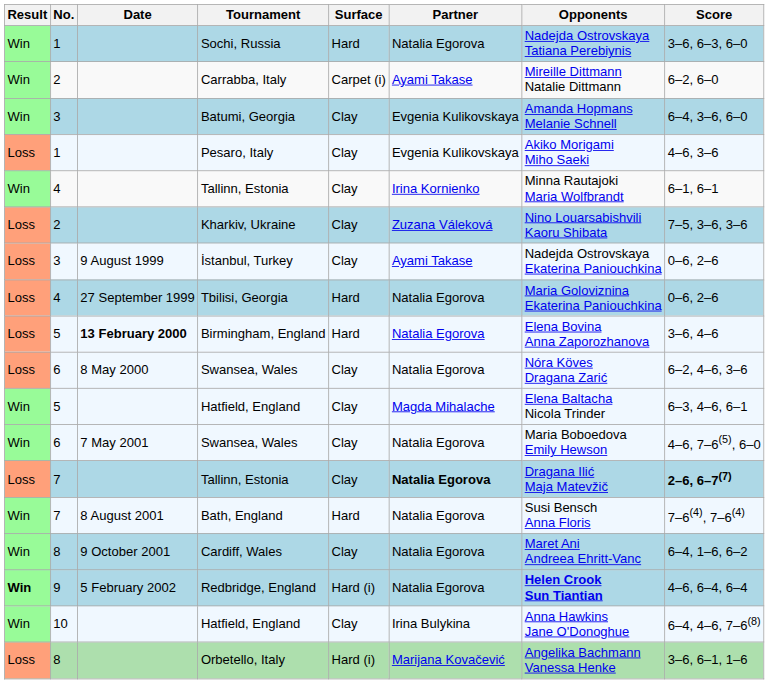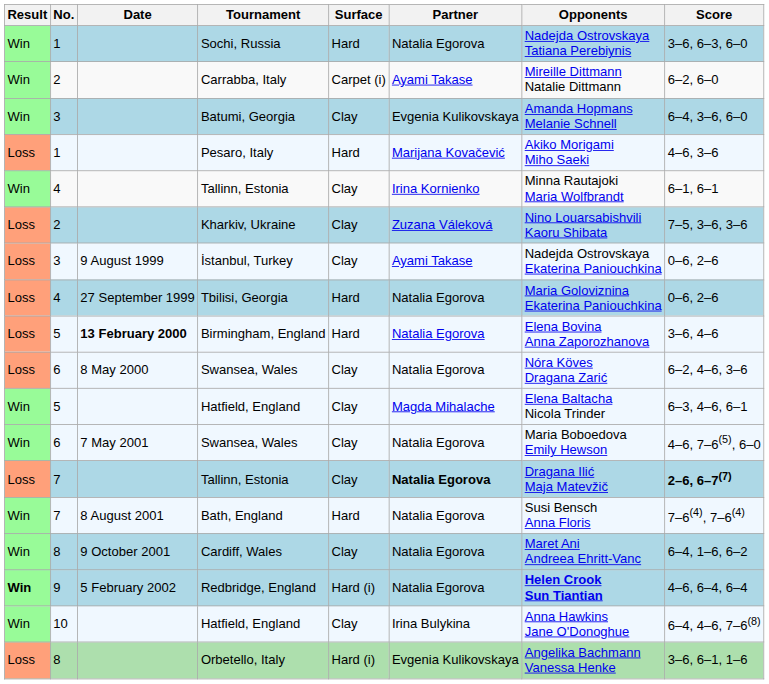(345, 152) Clay -> (346, 152) Hard
(455, 152) Evgenia Kulikovskaya -> (448, 152) Marijana Kovačević
(448, 660) Marijana Kovačević -> (455, 660) Evgenia Kulikovskaya
